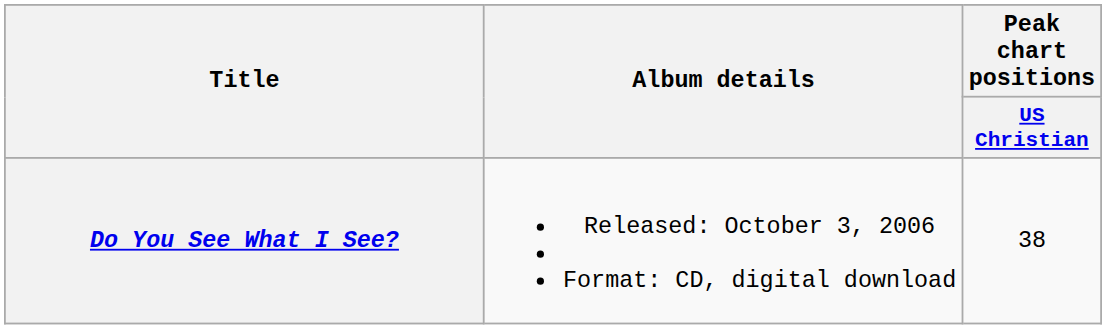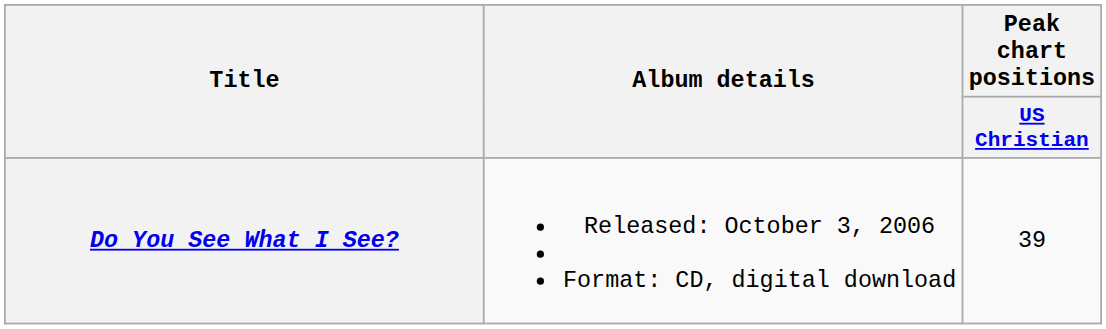(1032, 241) 38 -> (1032, 241) 39
